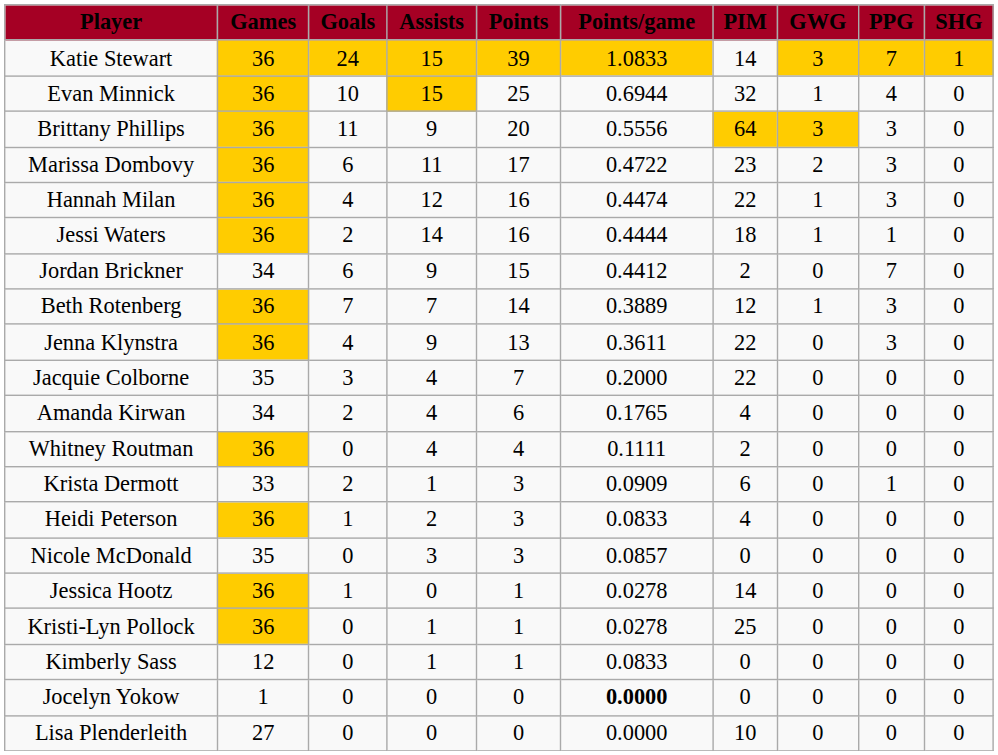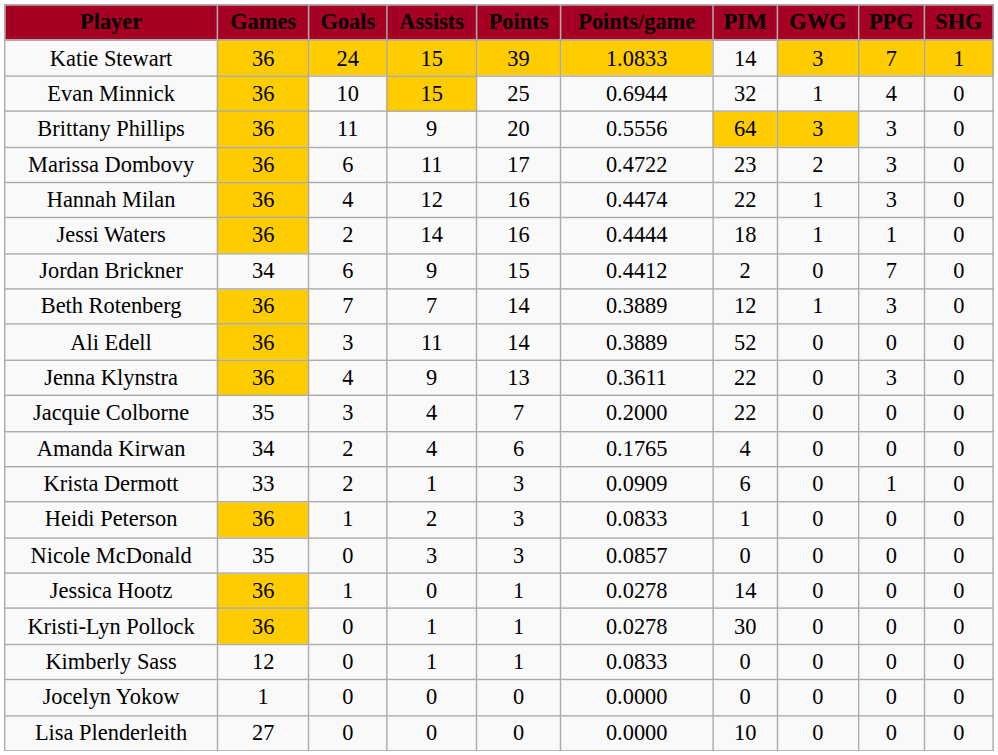+ row: (111, 341)
- row: (111, 448)
(745, 519) 4 -> (745, 519) 1
(745, 626) 25 -> (745, 626) 30
(637, 697) bold -> (637, 697) normal
